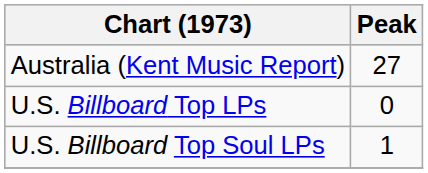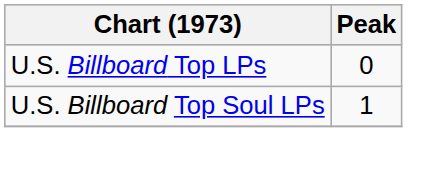- row: (178, 65)
